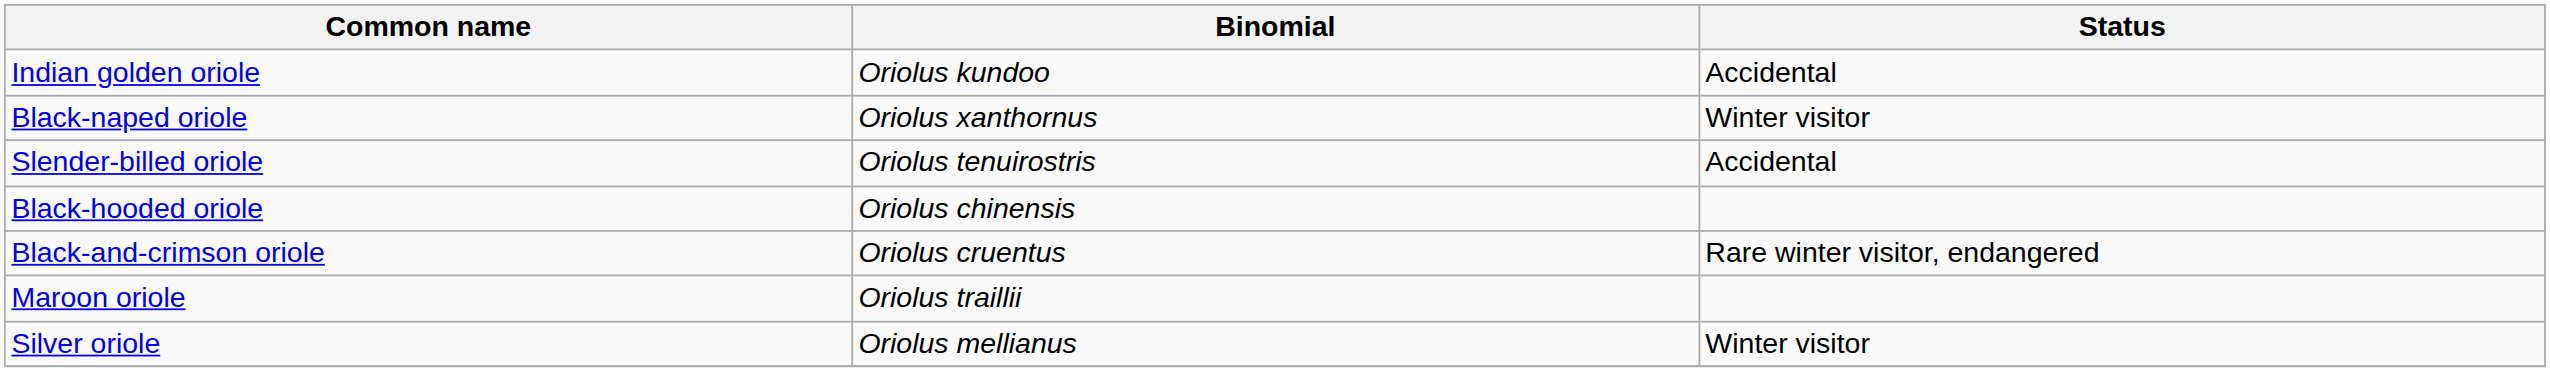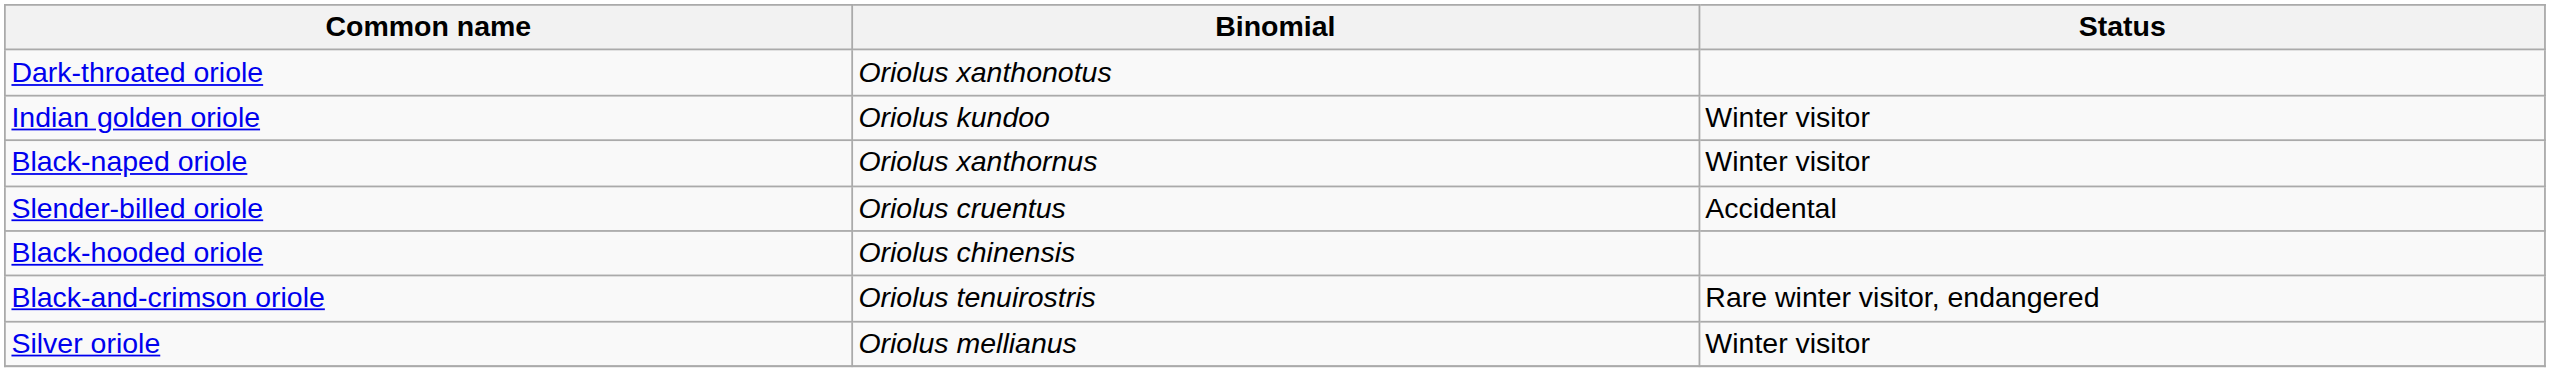+ row: (137, 72)
(1771, 72) Accidental -> (1788, 117) Winter visitor
(977, 162) Oriolus tenuirostris -> (962, 207) Oriolus cruentus
(962, 252) Oriolus cruentus -> (977, 298) Oriolus tenuirostris
- row: (99, 298)
